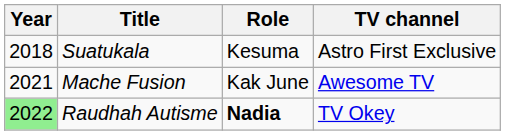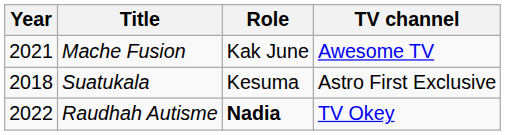rows swapped: (106, 51) <-> (124, 82)
(31, 113) lightgreen background -> (31, 113) no background
